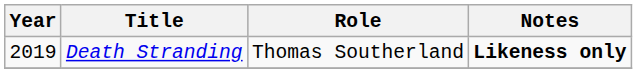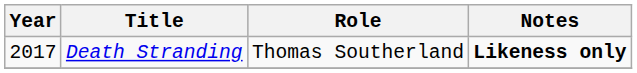(33, 53) 2019 -> (33, 53) 2017
